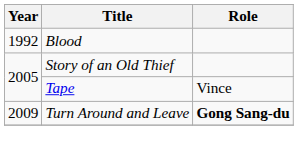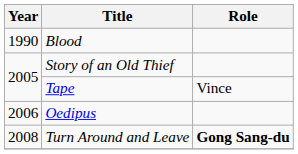(23, 40) 1992 -> (23, 40) 1990
+ row: (71, 112)
(23, 112) 2009 -> (23, 137) 2008
